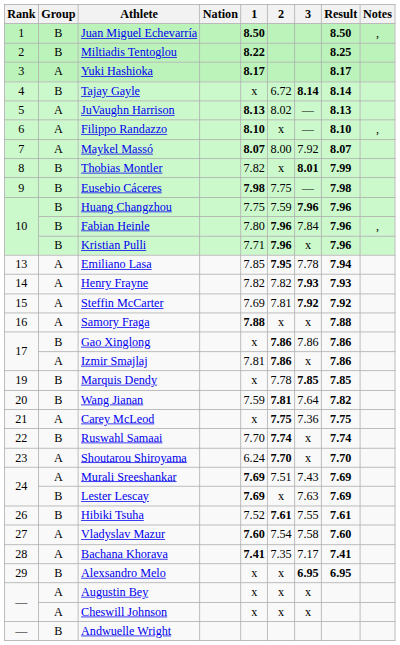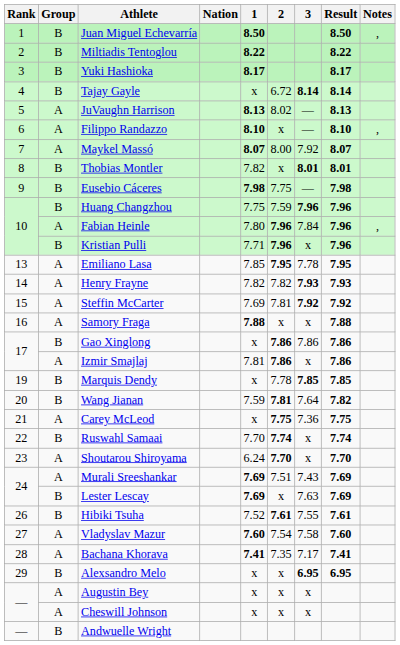(341, 52) 8.25 -> (341, 52) 8.22
(58, 71) A -> (58, 71) B
(341, 168) 7.99 -> (341, 168) 8.01
(58, 226) B -> (58, 226) A
(341, 264) 7.94 -> (341, 264) 7.95
